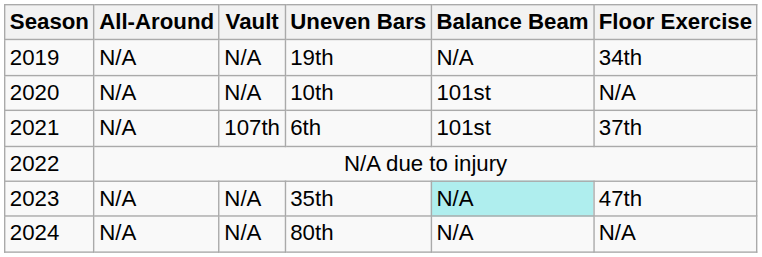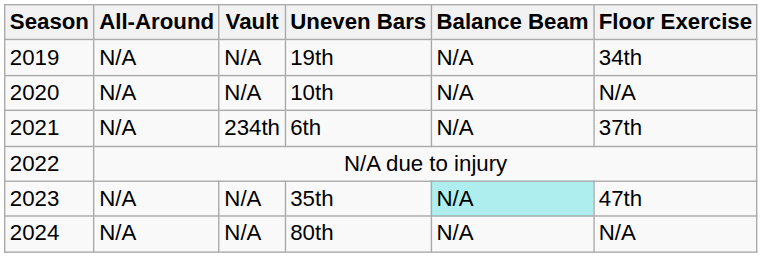(464, 92) 101st -> (455, 92) N/A
(252, 127) 107th -> (252, 127) 234th
(464, 127) 101st -> (455, 127) N/A
